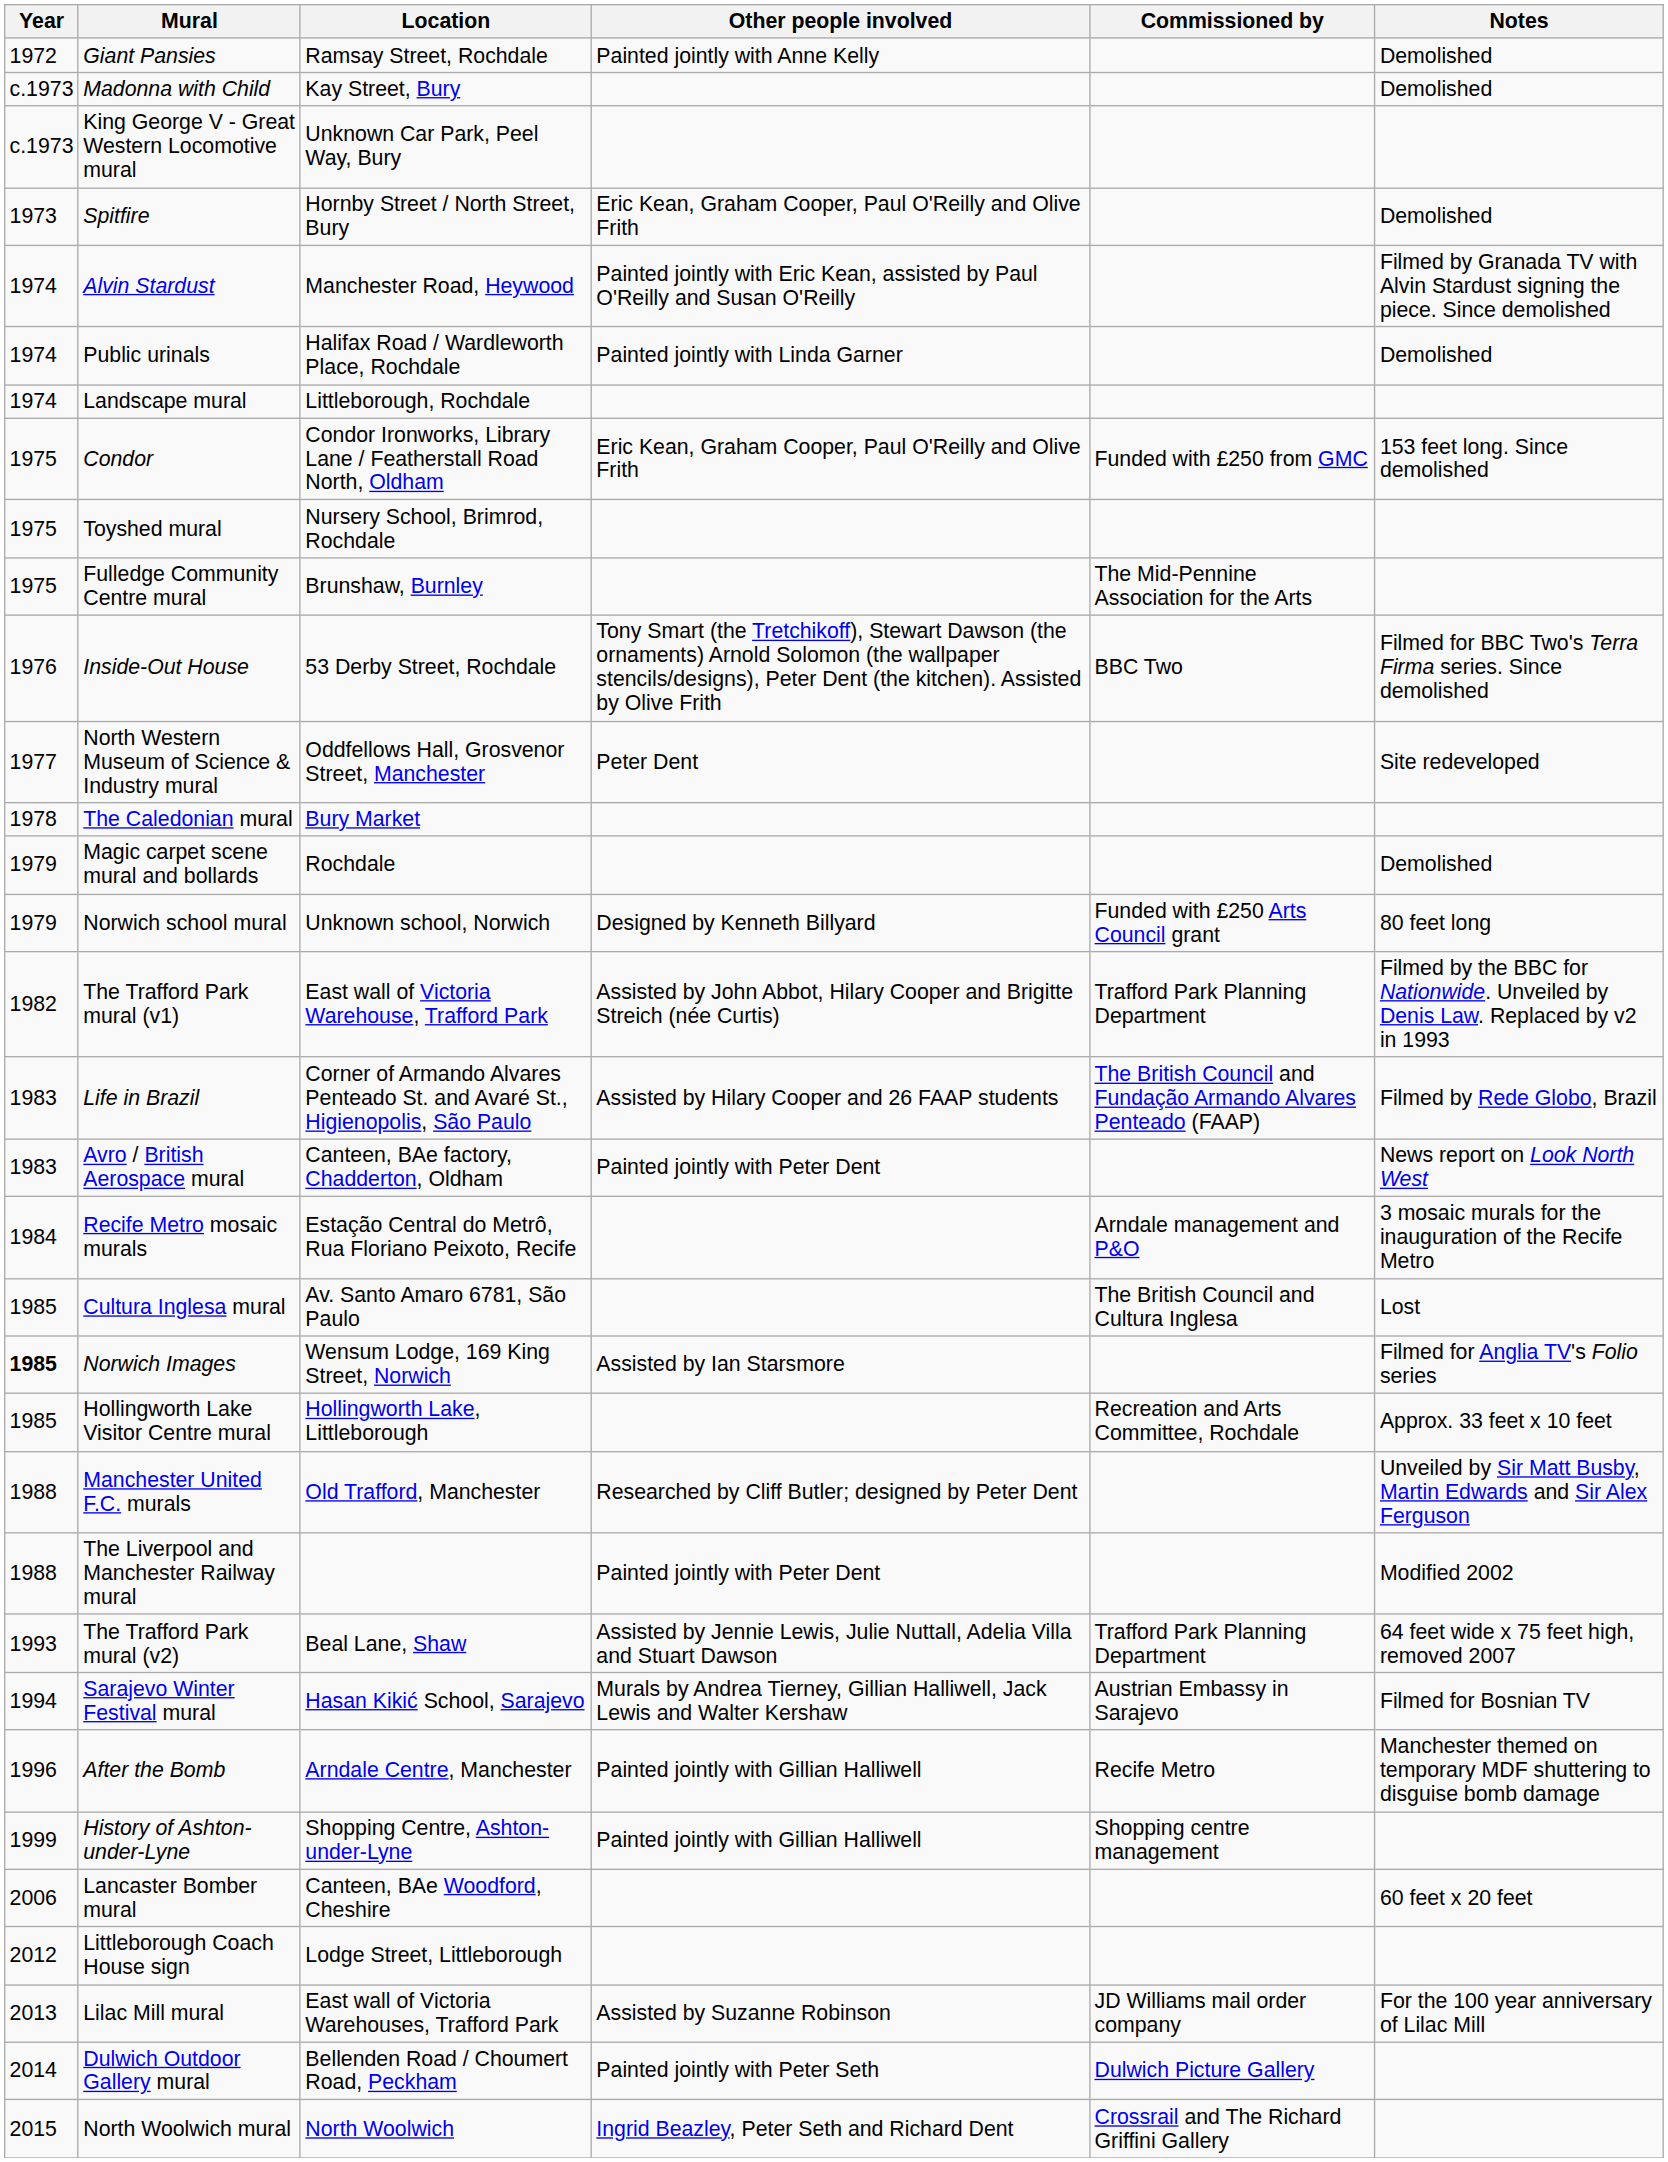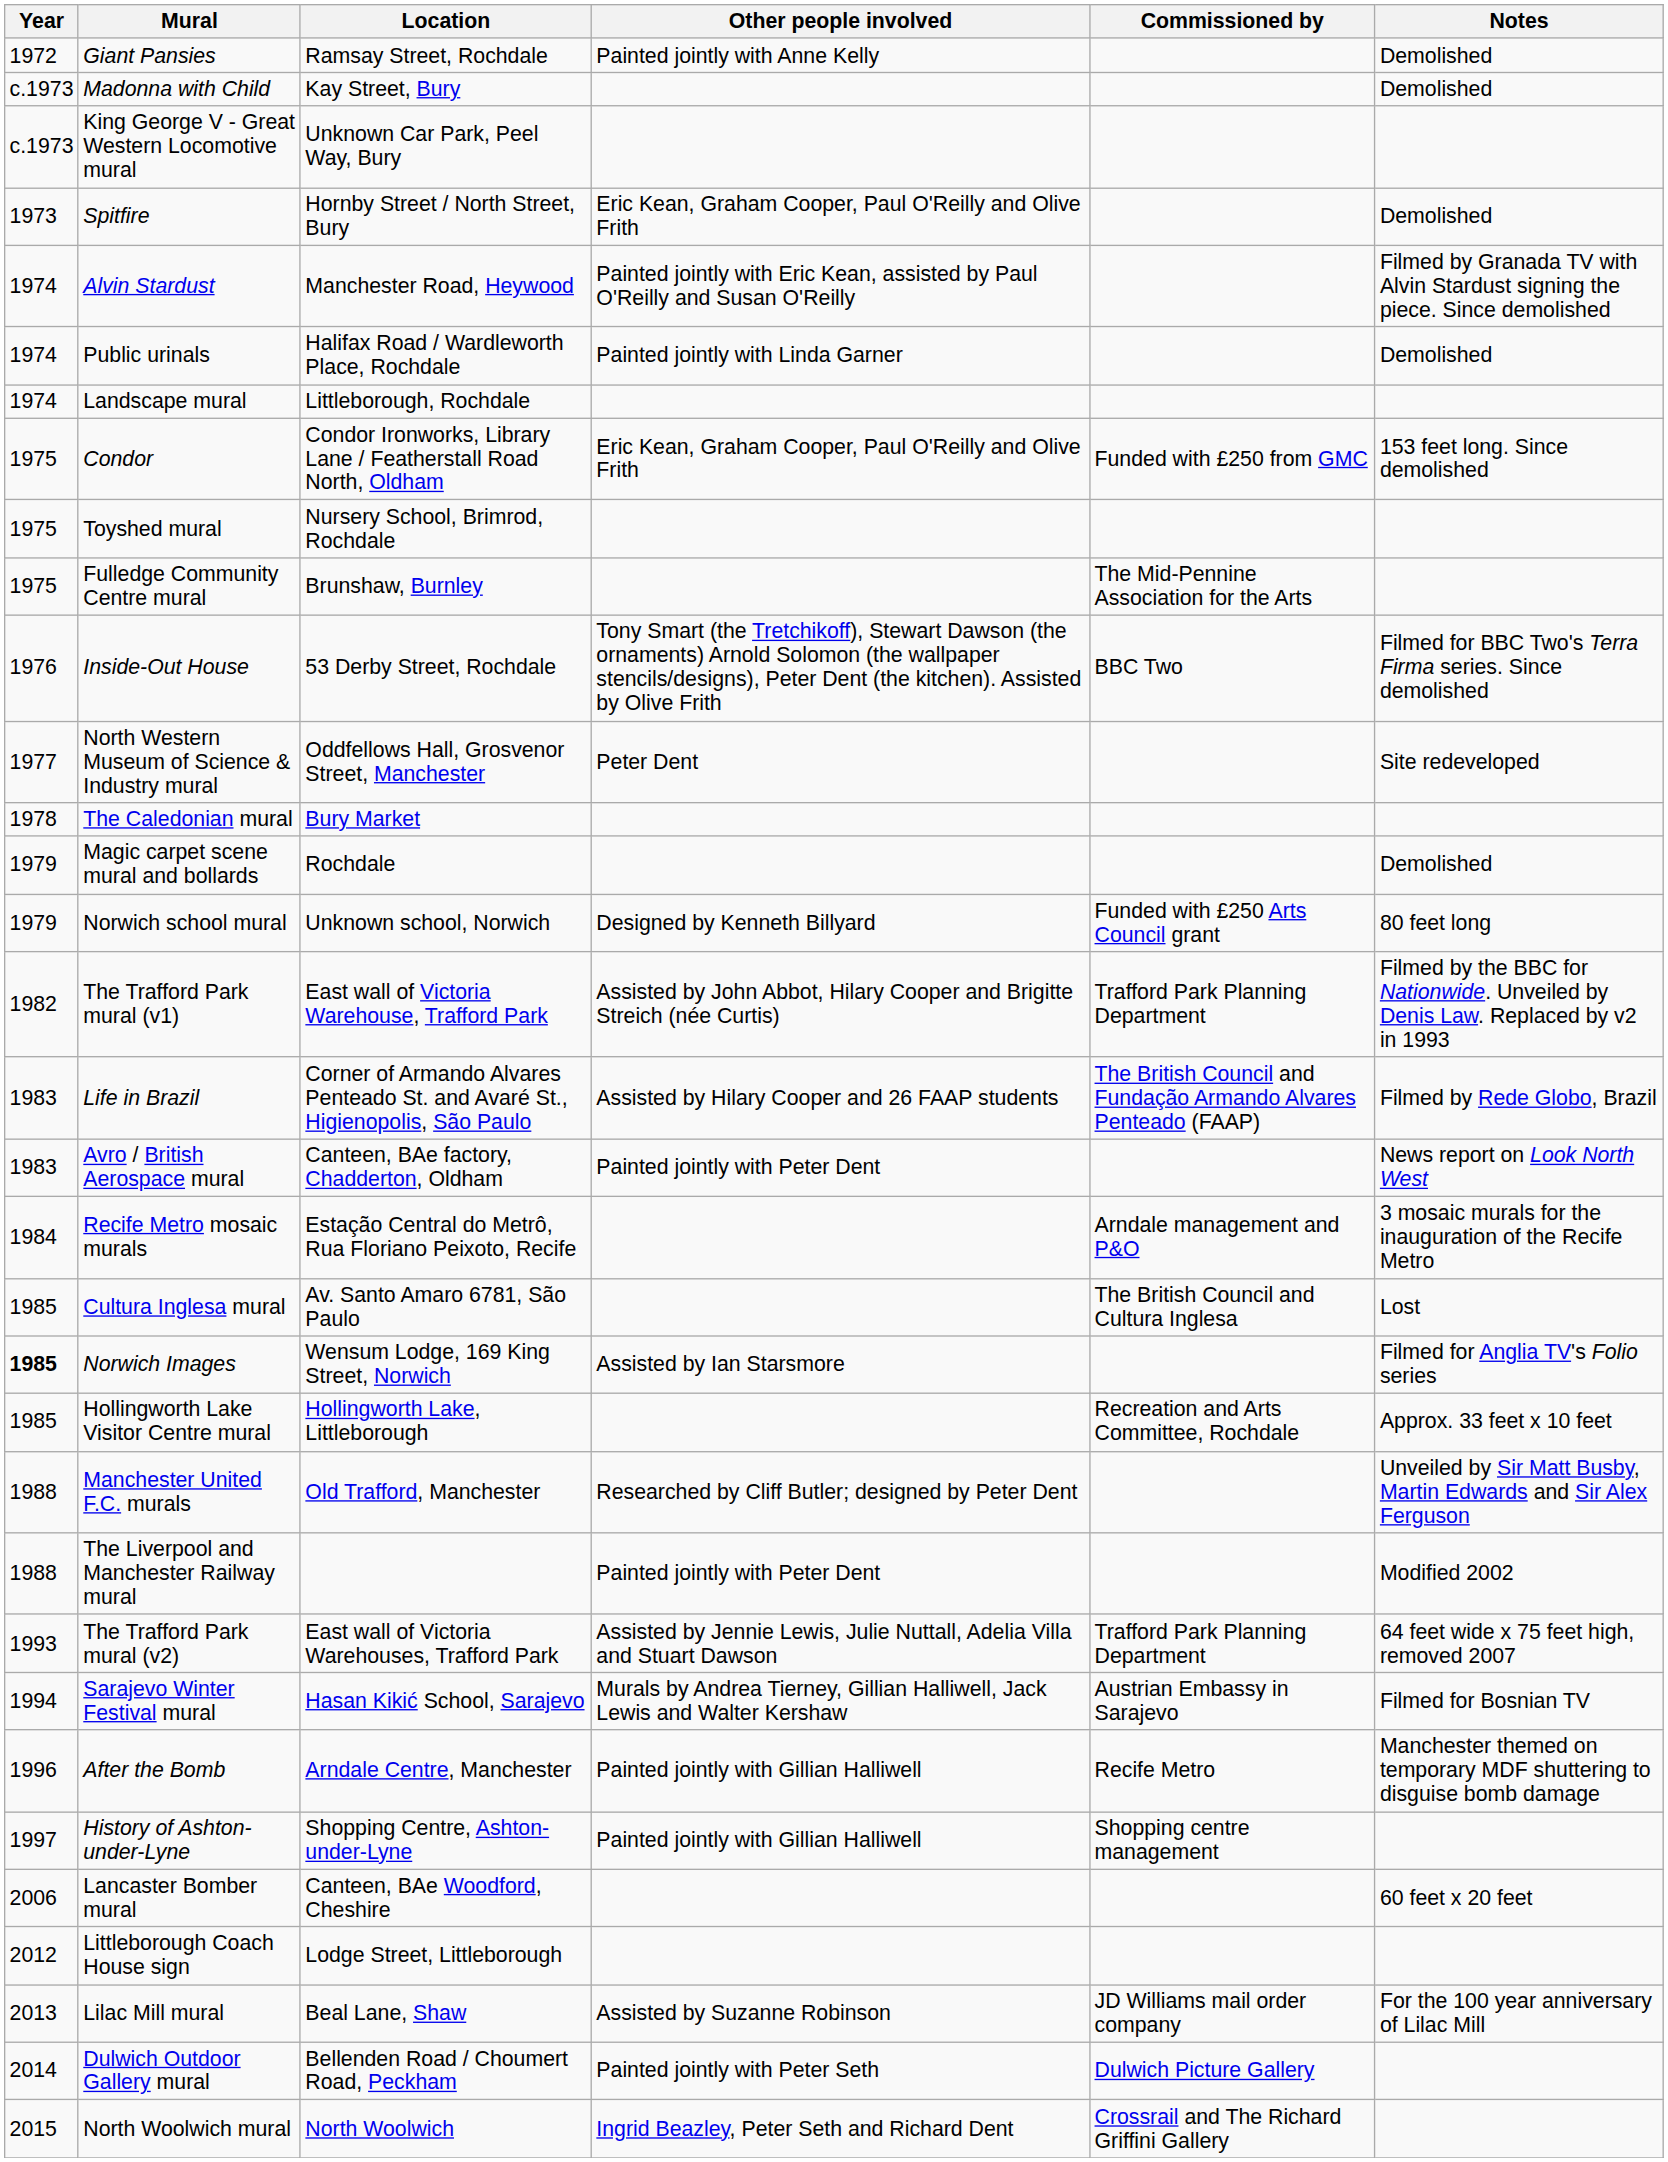(386, 1643) Beal Lane, Shaw -> (432, 1643) East wall of Victoria Warehouses, Trafford Park
(33, 1840) 1999 -> (33, 1840) 1997
(432, 2013) East wall of Victoria Warehouses, Trafford Park -> (386, 2013) Beal Lane, Shaw
